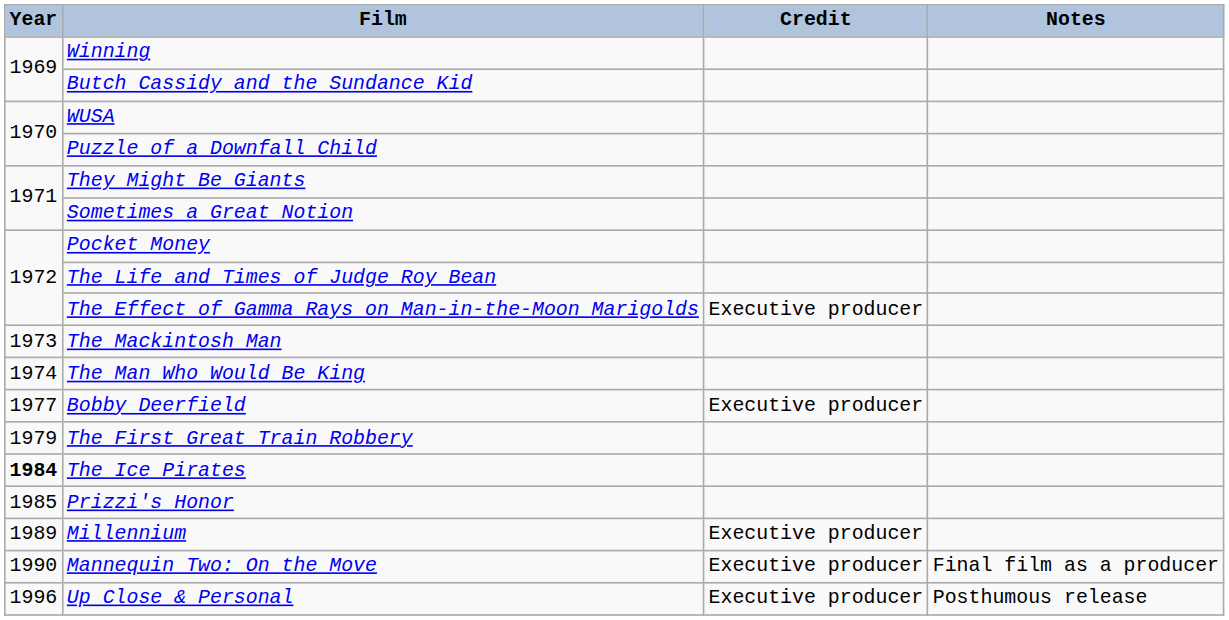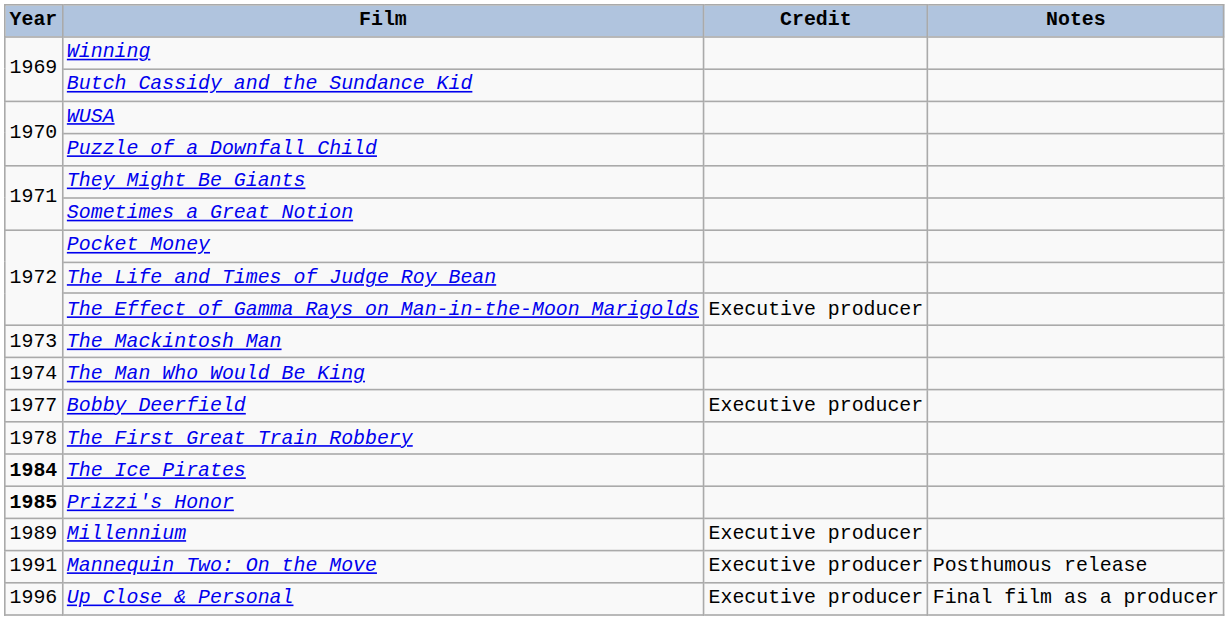(33, 438) 1979 -> (33, 438) 1978
(33, 503) normal -> (33, 503) bold
(33, 567) 1990 -> (33, 567) 1991
(1076, 567) Final film as a producer -> (1040, 567) Posthumous release
(1040, 599) Posthumous release -> (1076, 599) Final film as a producer
